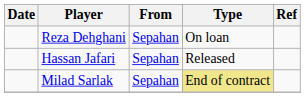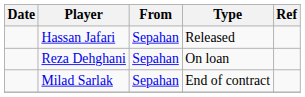rows swapped: (78, 59) <-> (84, 37)
(228, 80) khaki background -> (228, 80) no background
